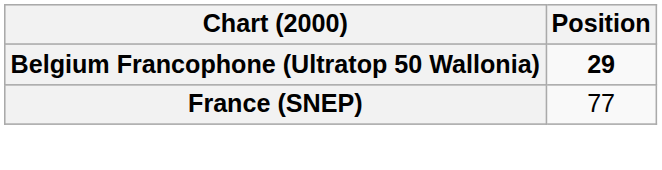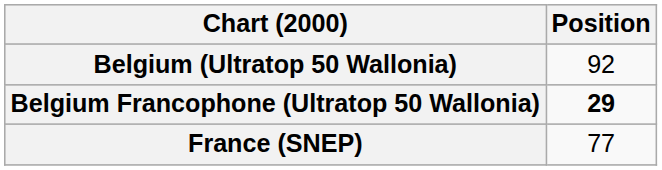+ row: (275, 64)
